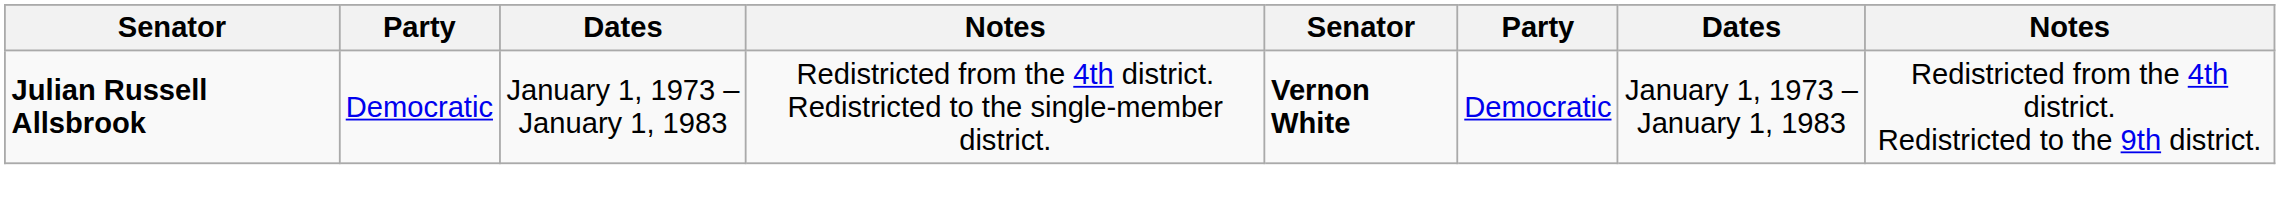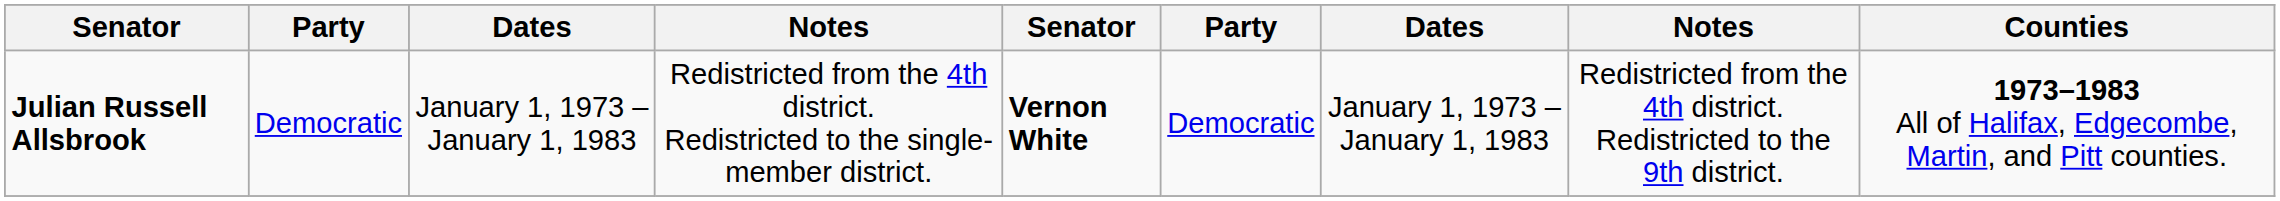+ column: (2067, 27)
